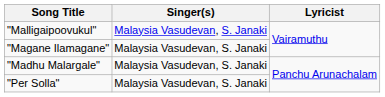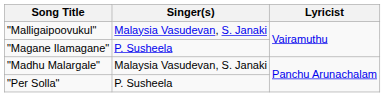(191, 48) Malaysia Vasudevan, S. Janaki -> (143, 48) P. Susheela
(191, 83) Malaysia Vasudevan, S. Janaki -> (143, 83) P. Susheela
